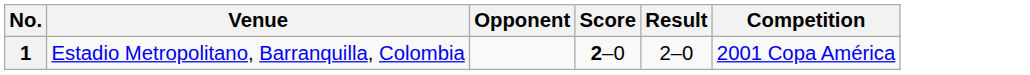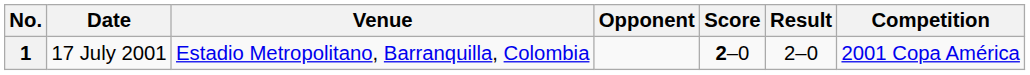+ column: (109, 20)
